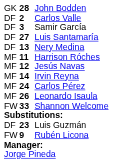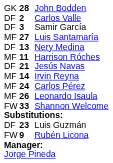(10, 37) DF -> (10, 37) MF
(10, 66) MF -> (10, 66) DF
(24, 66) 12 -> (24, 66) 21
